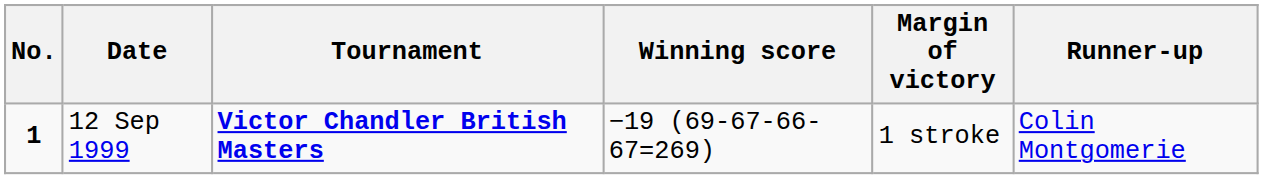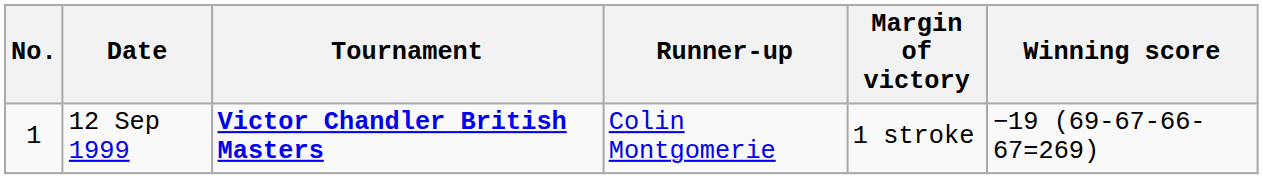columns swapped: (738, 55) <-> (1135, 55)
(34, 138) bold -> (34, 138) normal
